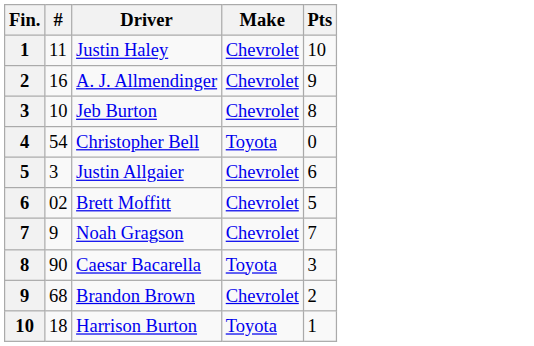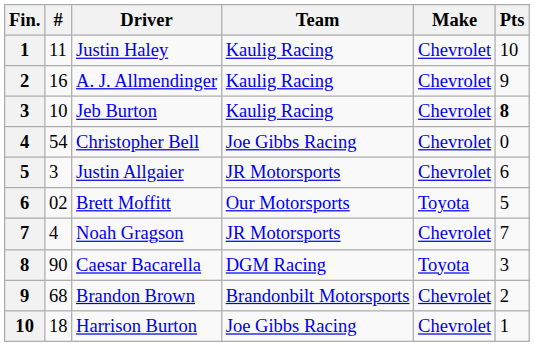+ column: (318, 19)
(312, 111) normal -> (504, 111) bold
(251, 142) Toyota -> (455, 142) Chevrolet
(262, 203) Chevrolet -> (444, 203) Toyota
(54, 234) 9 -> (54, 234) 4
(251, 325) Toyota -> (455, 325) Chevrolet
